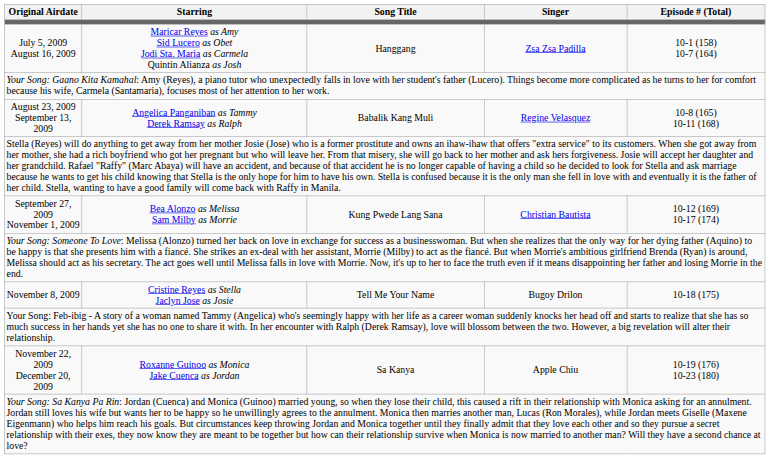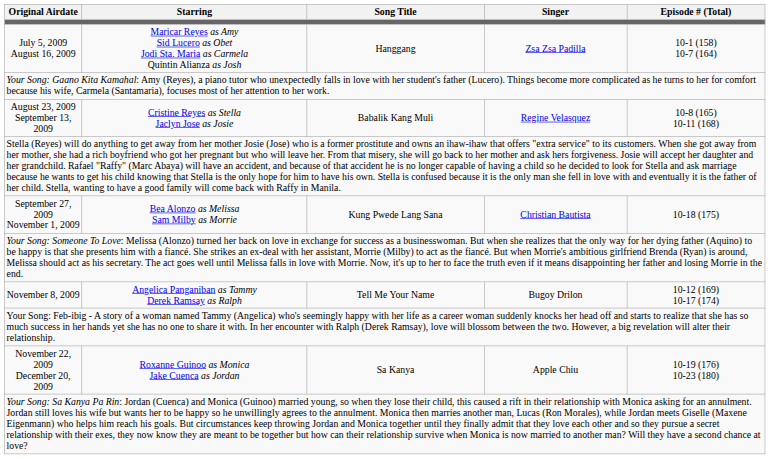(194, 118) Angelica Panganiban as Tammy Derek Ramsay as Ralph -> (194, 118) Cristine Reyes as Stella Jaclyn Jose as Josie
(696, 214) 10-12 (169) 10-17 (174) -> (696, 214) 10-18 (175)
(194, 295) Cristine Reyes as Stella Jaclyn Jose as Josie -> (194, 295) Angelica Panganiban as Tammy Derek Ramsay as Ralph
(696, 295) 10-18 (175) -> (696, 295) 10-12 (169) 10-17 (174)
